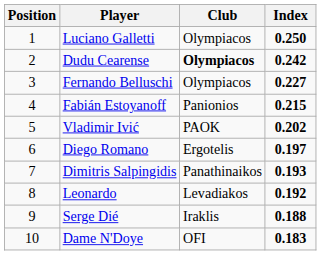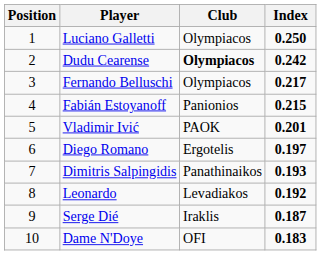(290, 82) 0.227 -> (290, 82) 0.217
(290, 127) 0.202 -> (290, 127) 0.201
(290, 216) 0.188 -> (290, 216) 0.187
